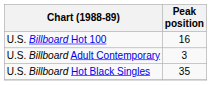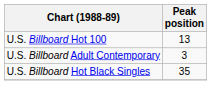(184, 39) 16 -> (184, 39) 13
